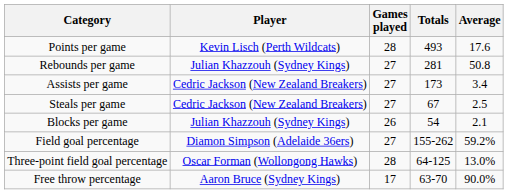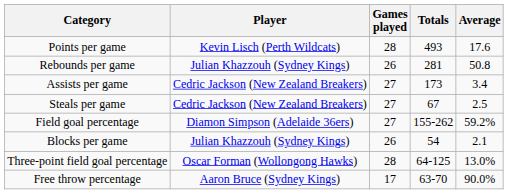(390, 65) 27 -> (390, 65) 26
rows swapped: (87, 122) <-> (87, 141)
